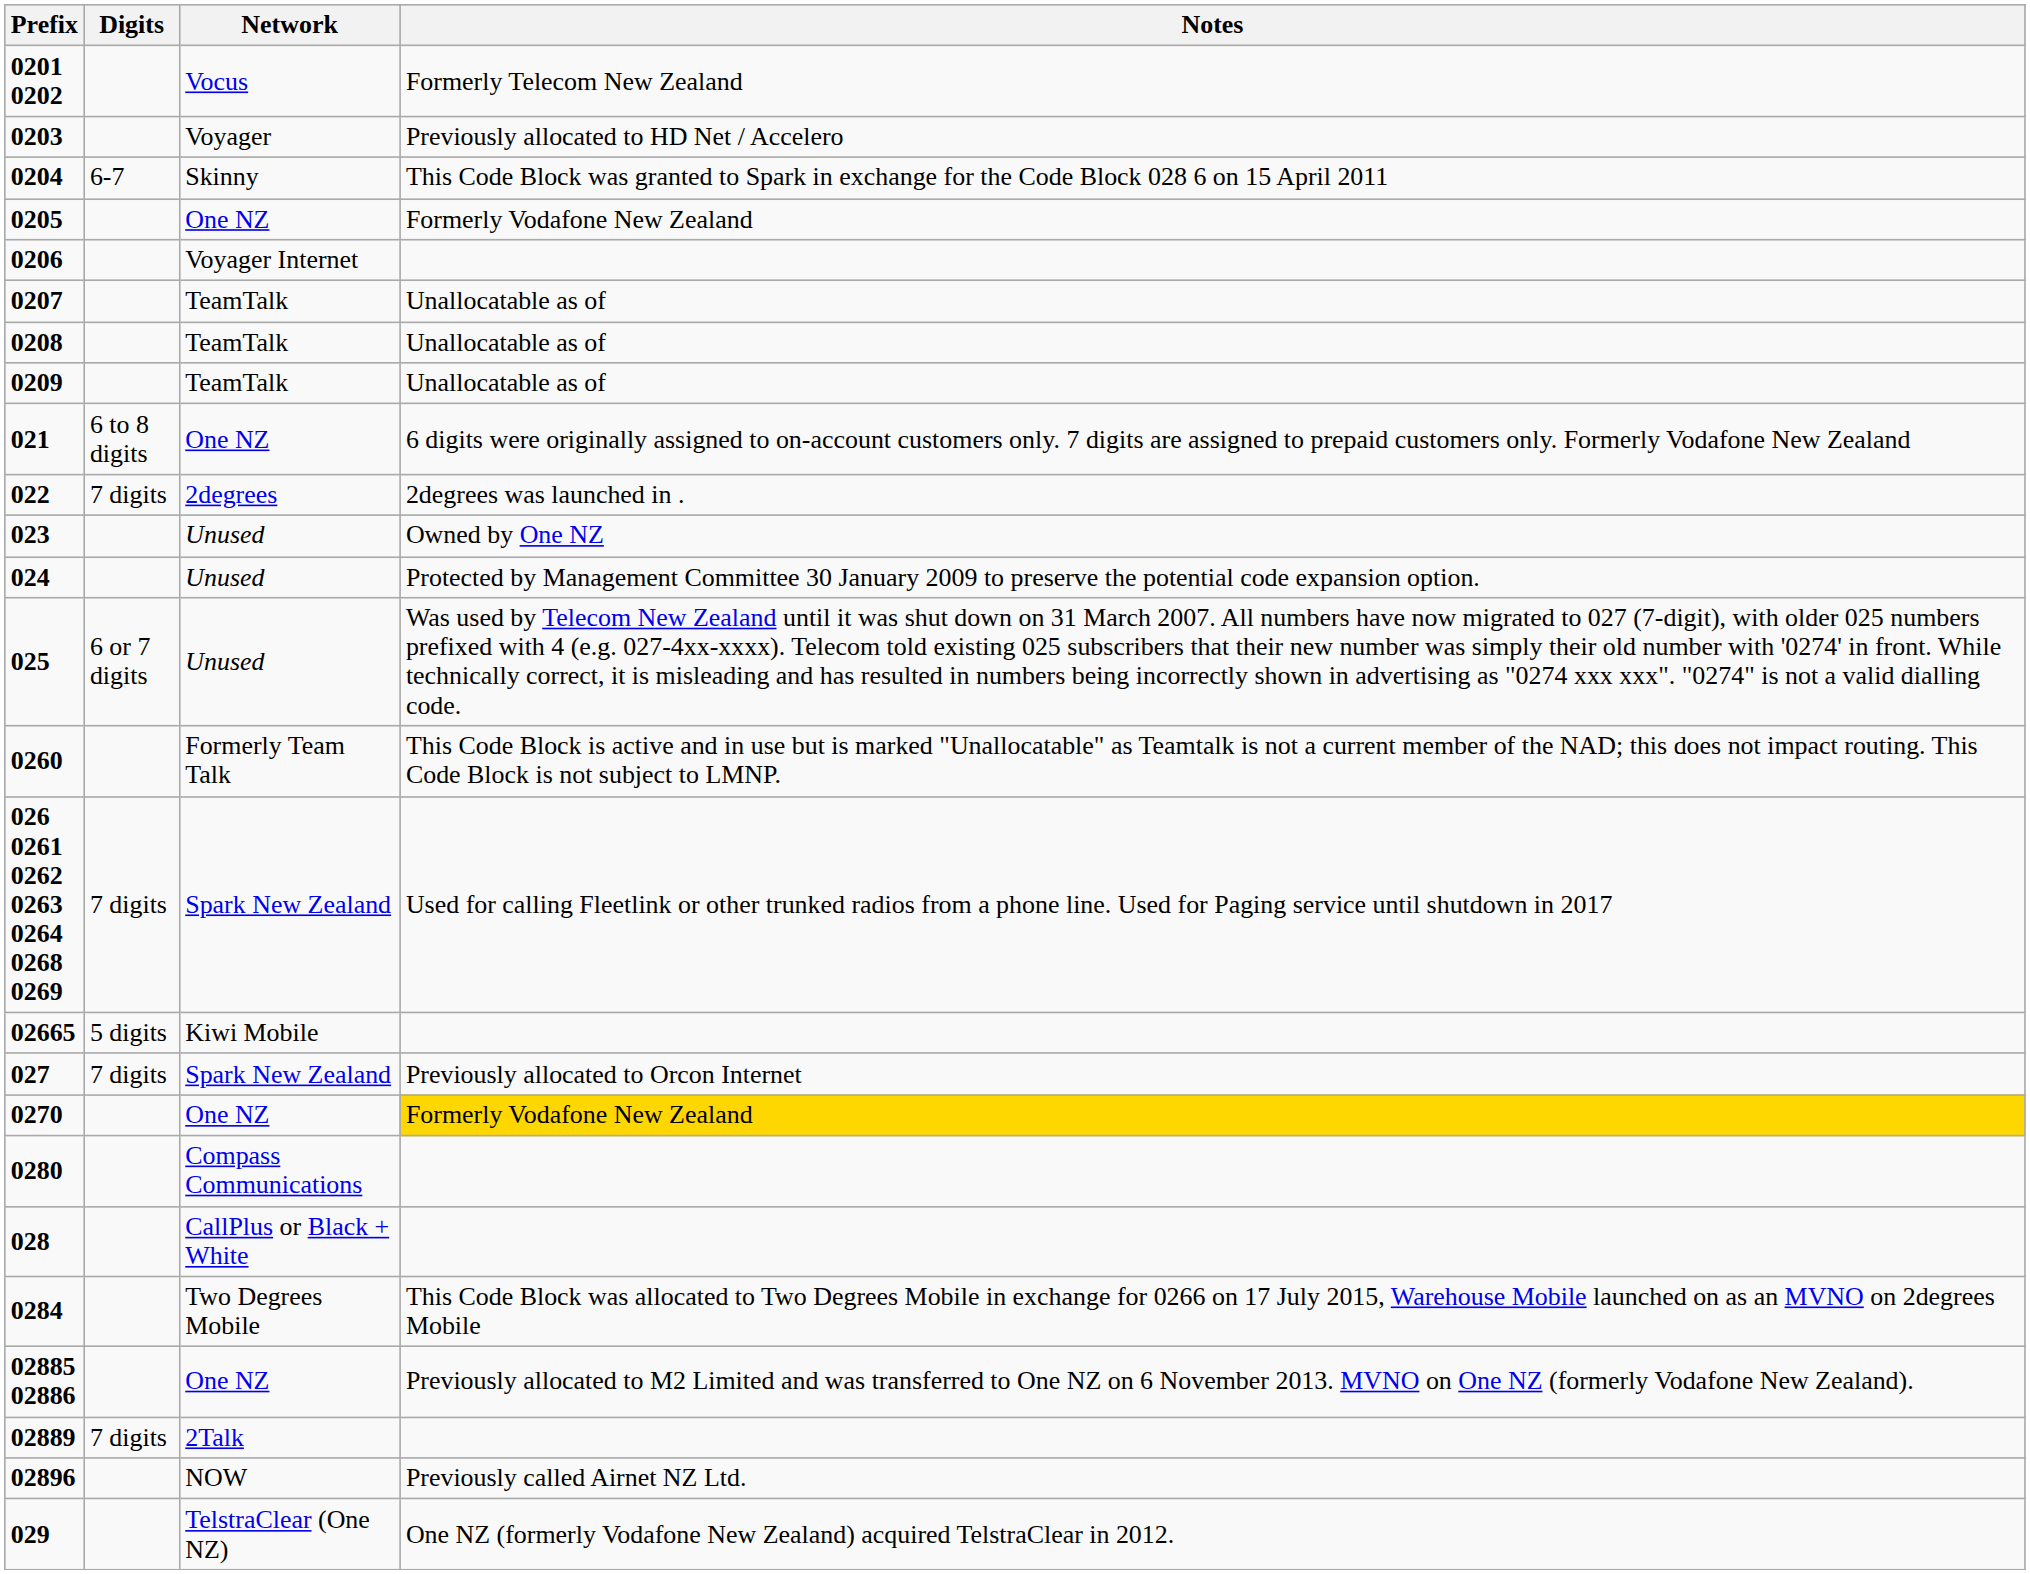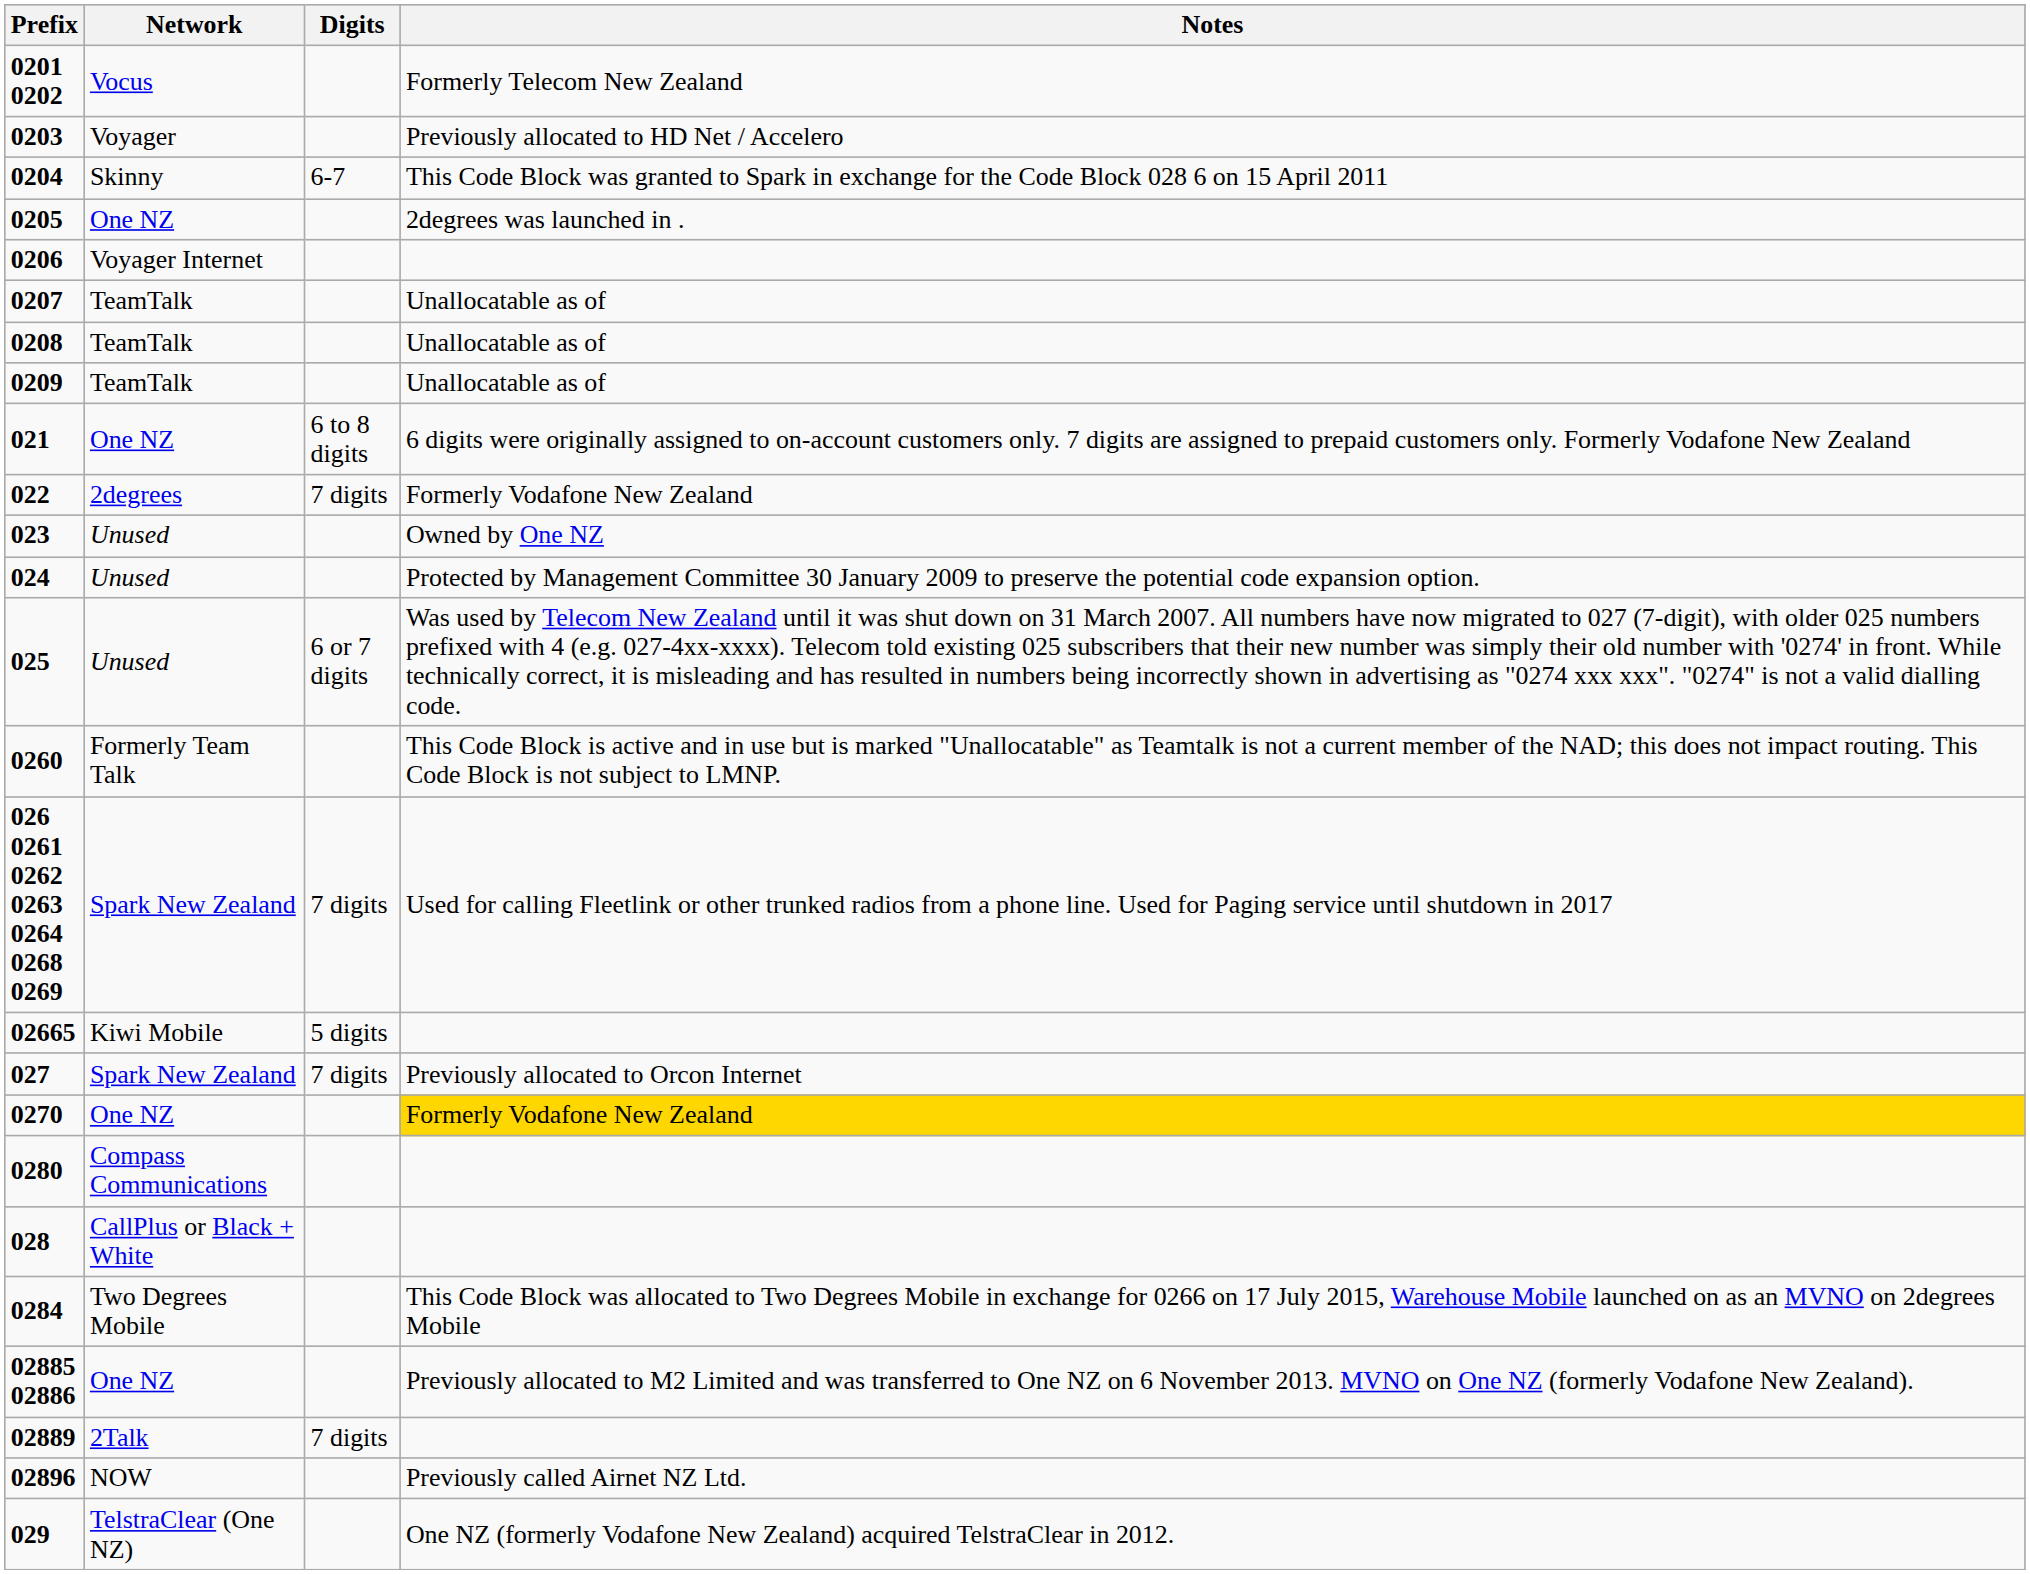columns swapped: (290, 25) <-> (132, 25)
(579, 218) Formerly Vodafone New Zealand -> (545, 218) 2degrees was launched in .
(545, 494) 2degrees was launched in . -> (579, 494) Formerly Vodafone New Zealand
